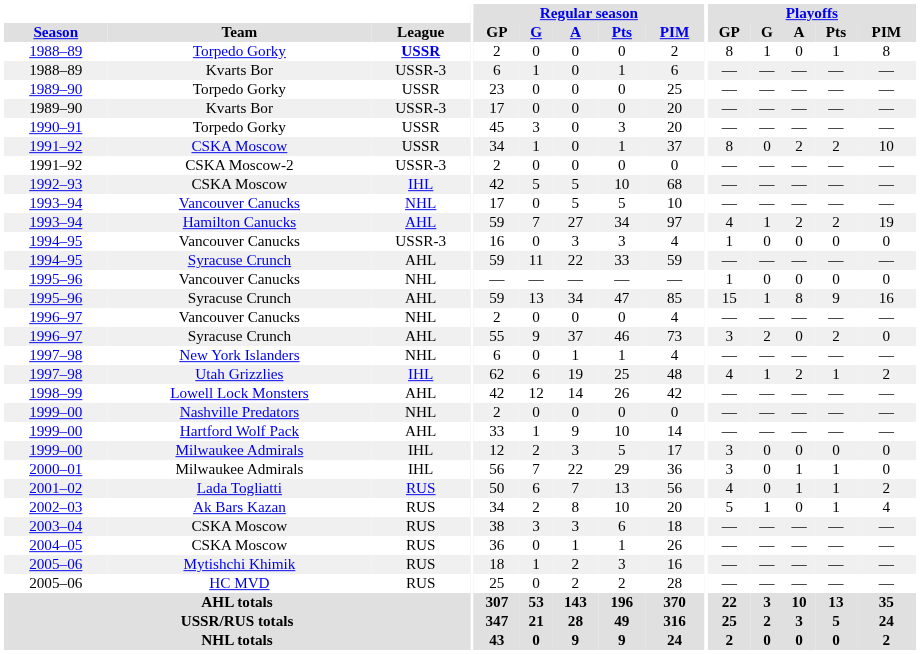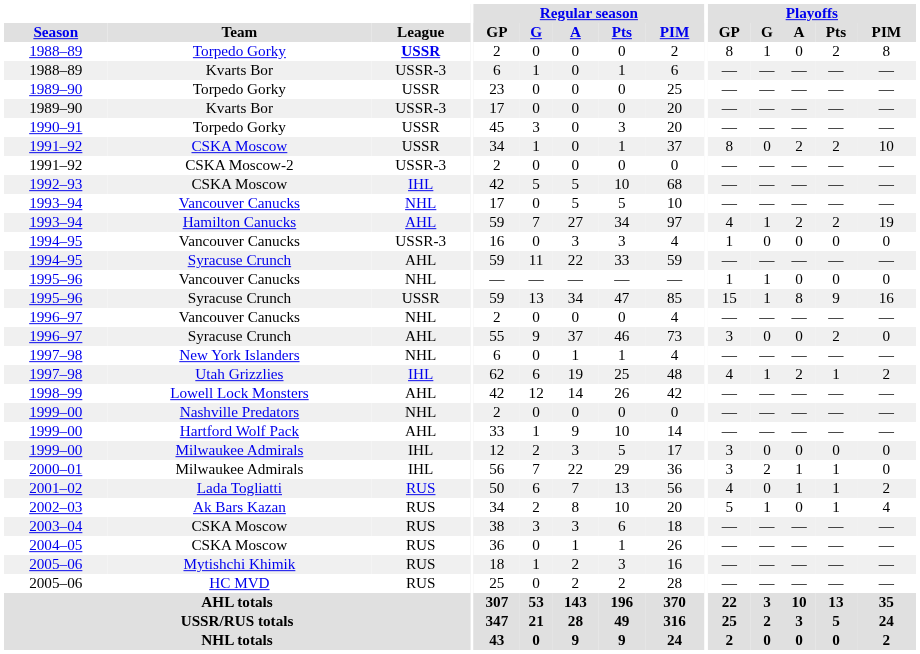(836, 51) 1 -> (836, 51) 2
(767, 279) 0 -> (767, 279) 1
(421, 298) AHL -> (421, 298) USSR
(767, 336) 2 -> (767, 336) 0
(767, 469) 0 -> (767, 469) 2
